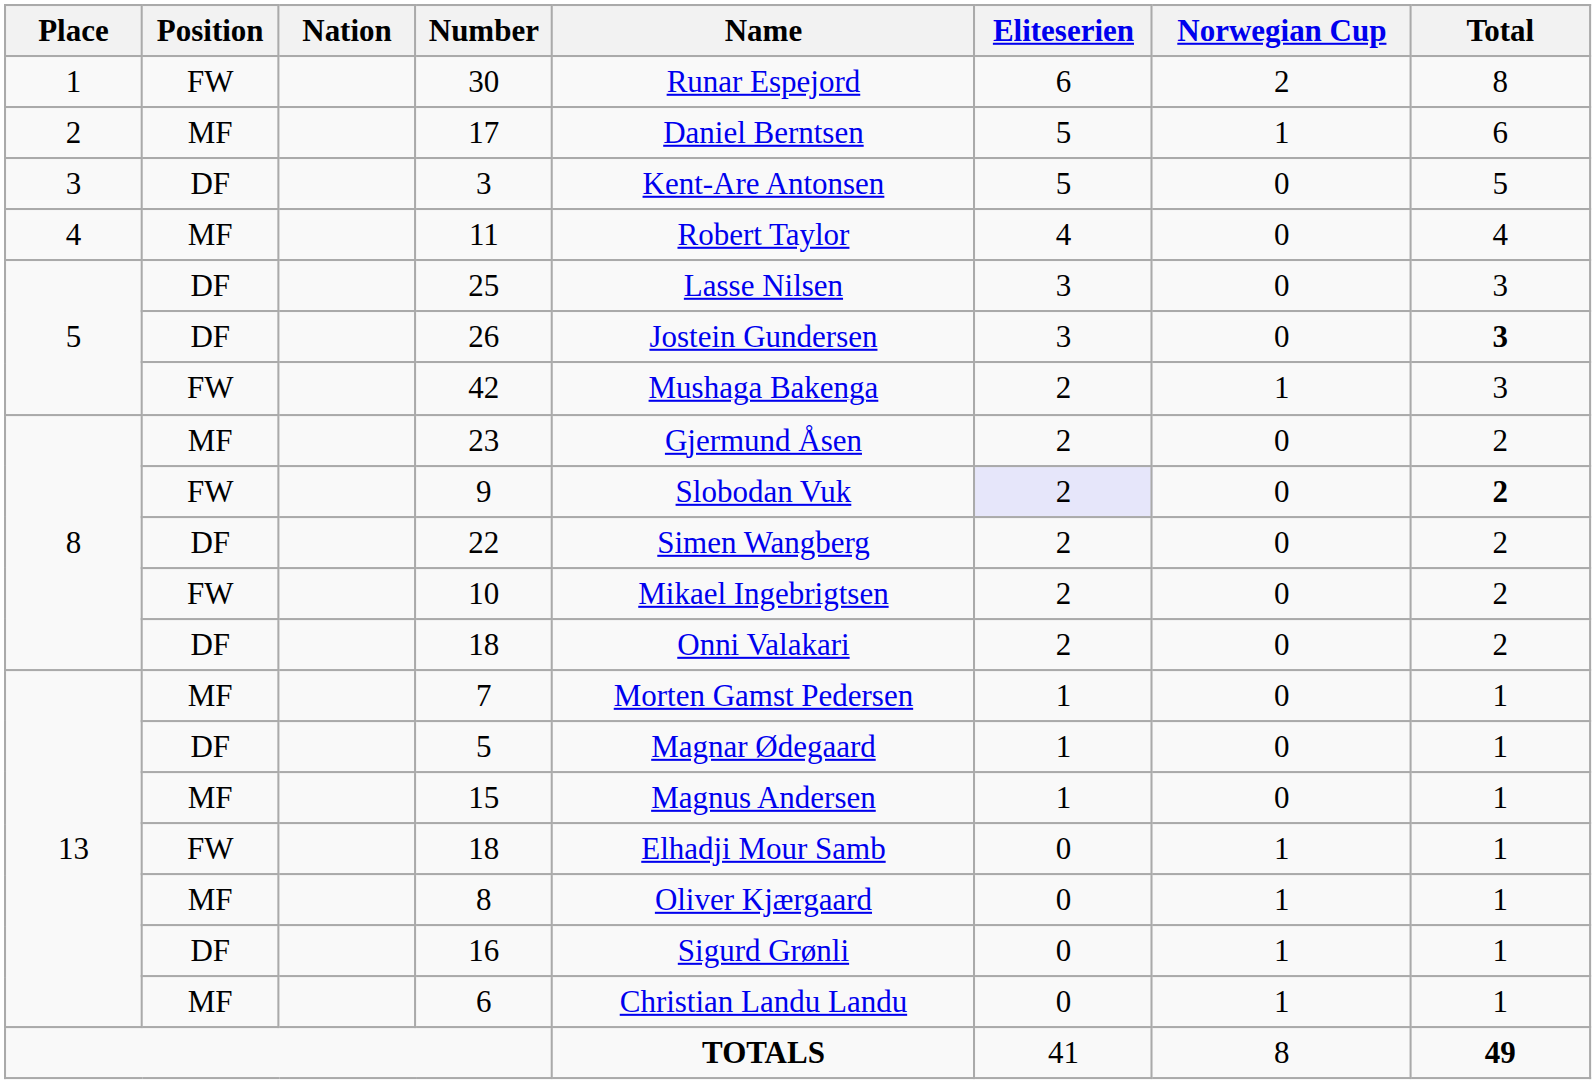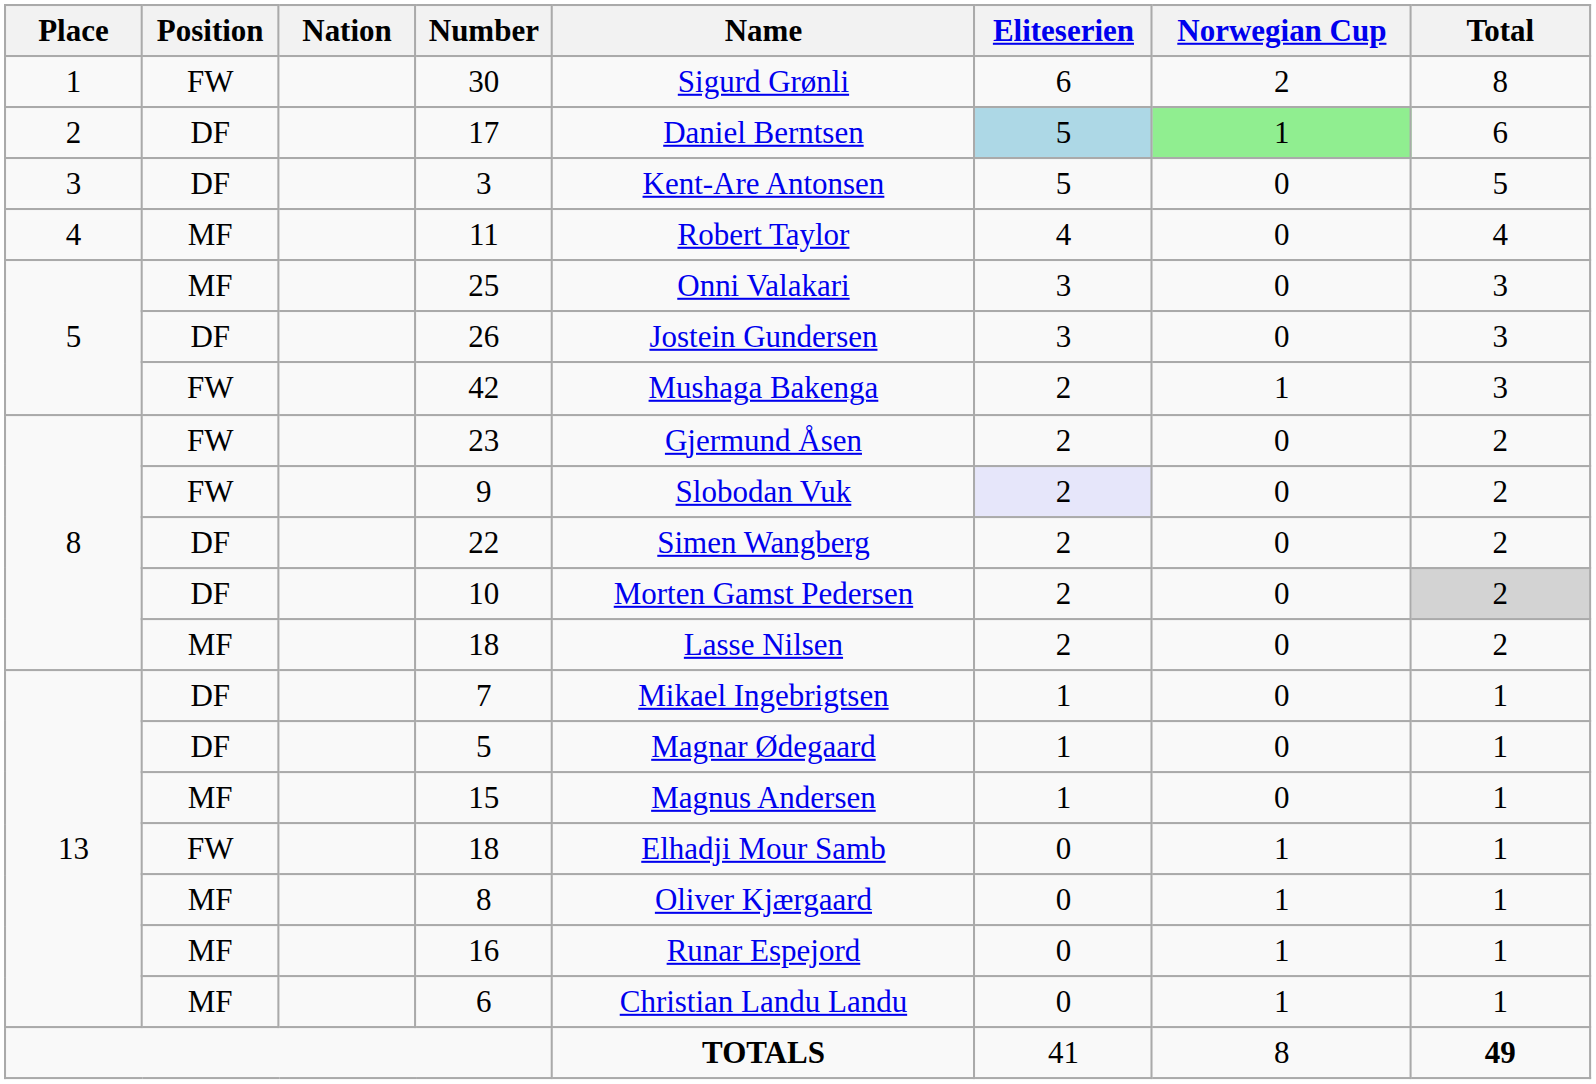(763, 81) Runar Espejord -> (763, 81) Sigurd Grønli
(210, 132) MF -> (210, 132) DF
(1063, 132) no background -> (1063, 132) lightblue background
(1282, 132) no background -> (1282, 132) lightgreen background
(210, 285) DF -> (210, 285) MF
(763, 285) Lasse Nilsen -> (763, 285) Onni Valakari
(1500, 337) bold -> (1500, 337) normal
(210, 439) MF -> (210, 439) FW
(1500, 490) bold -> (1500, 490) normal
(210, 592) FW -> (210, 592) DF
(763, 592) Mikael Ingebrigtsen -> (763, 592) Morten Gamst Pedersen
(1500, 592) no background -> (1500, 592) lightgrey background
(210, 643) DF -> (210, 643) MF
(763, 643) Onni Valakari -> (763, 643) Lasse Nilsen
(210, 694) MF -> (210, 694) DF
(763, 694) Morten Gamst Pedersen -> (763, 694) Mikael Ingebrigtsen
(210, 950) DF -> (210, 950) MF
(763, 950) Sigurd Grønli -> (763, 950) Runar Espejord
